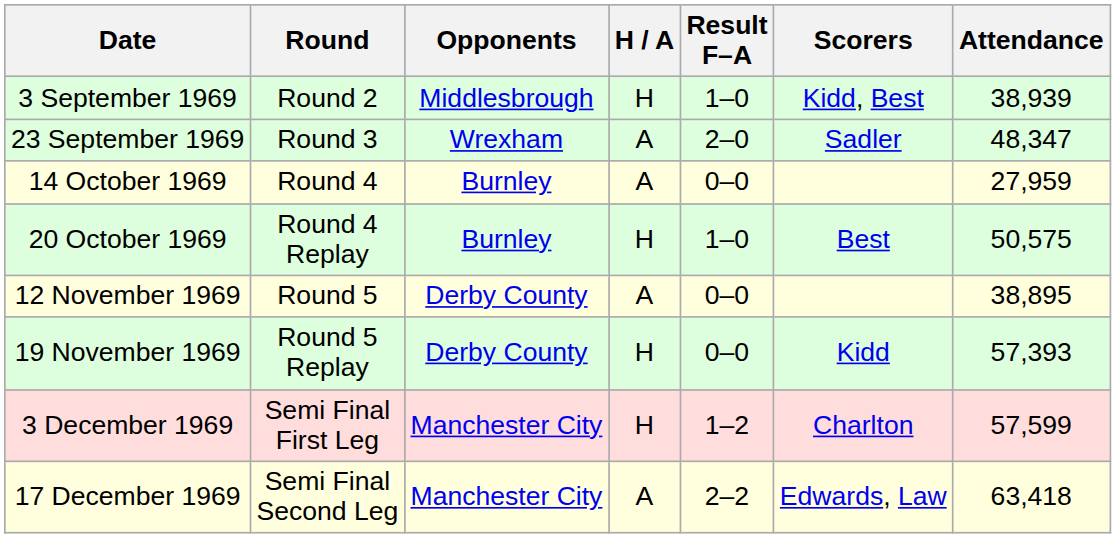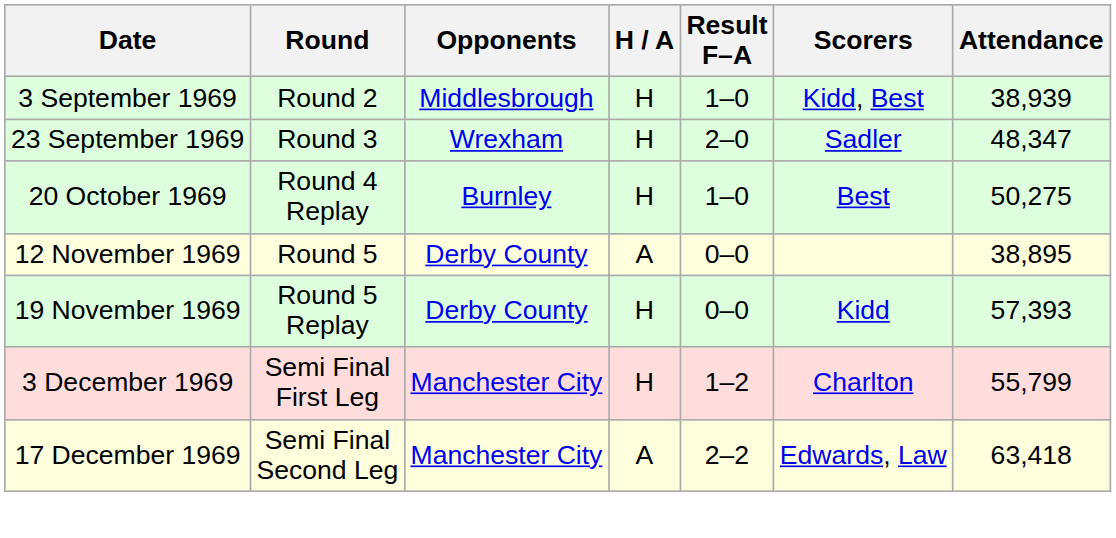(644, 139) A -> (644, 139) H
- row: (128, 181)
(1031, 238) 50,575 -> (1031, 196) 50,275
(1031, 424) 57,599 -> (1031, 382) 55,799
